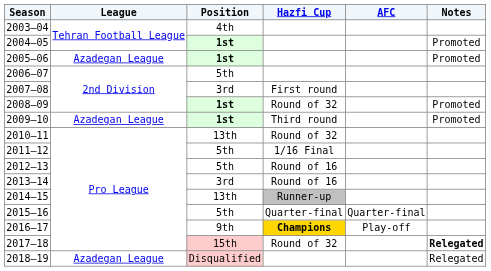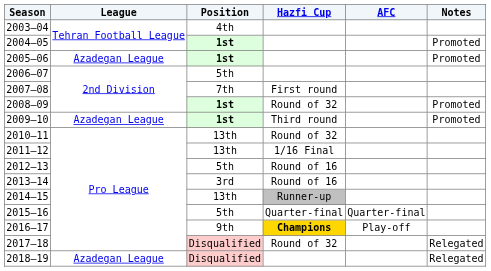(225, 89) 3rd -> (225, 89) 7th
(225, 151) 5th -> (225, 151) 13th
(225, 243) 15th -> (225, 243) Disqualified
(456, 243) bold -> (456, 243) normal
